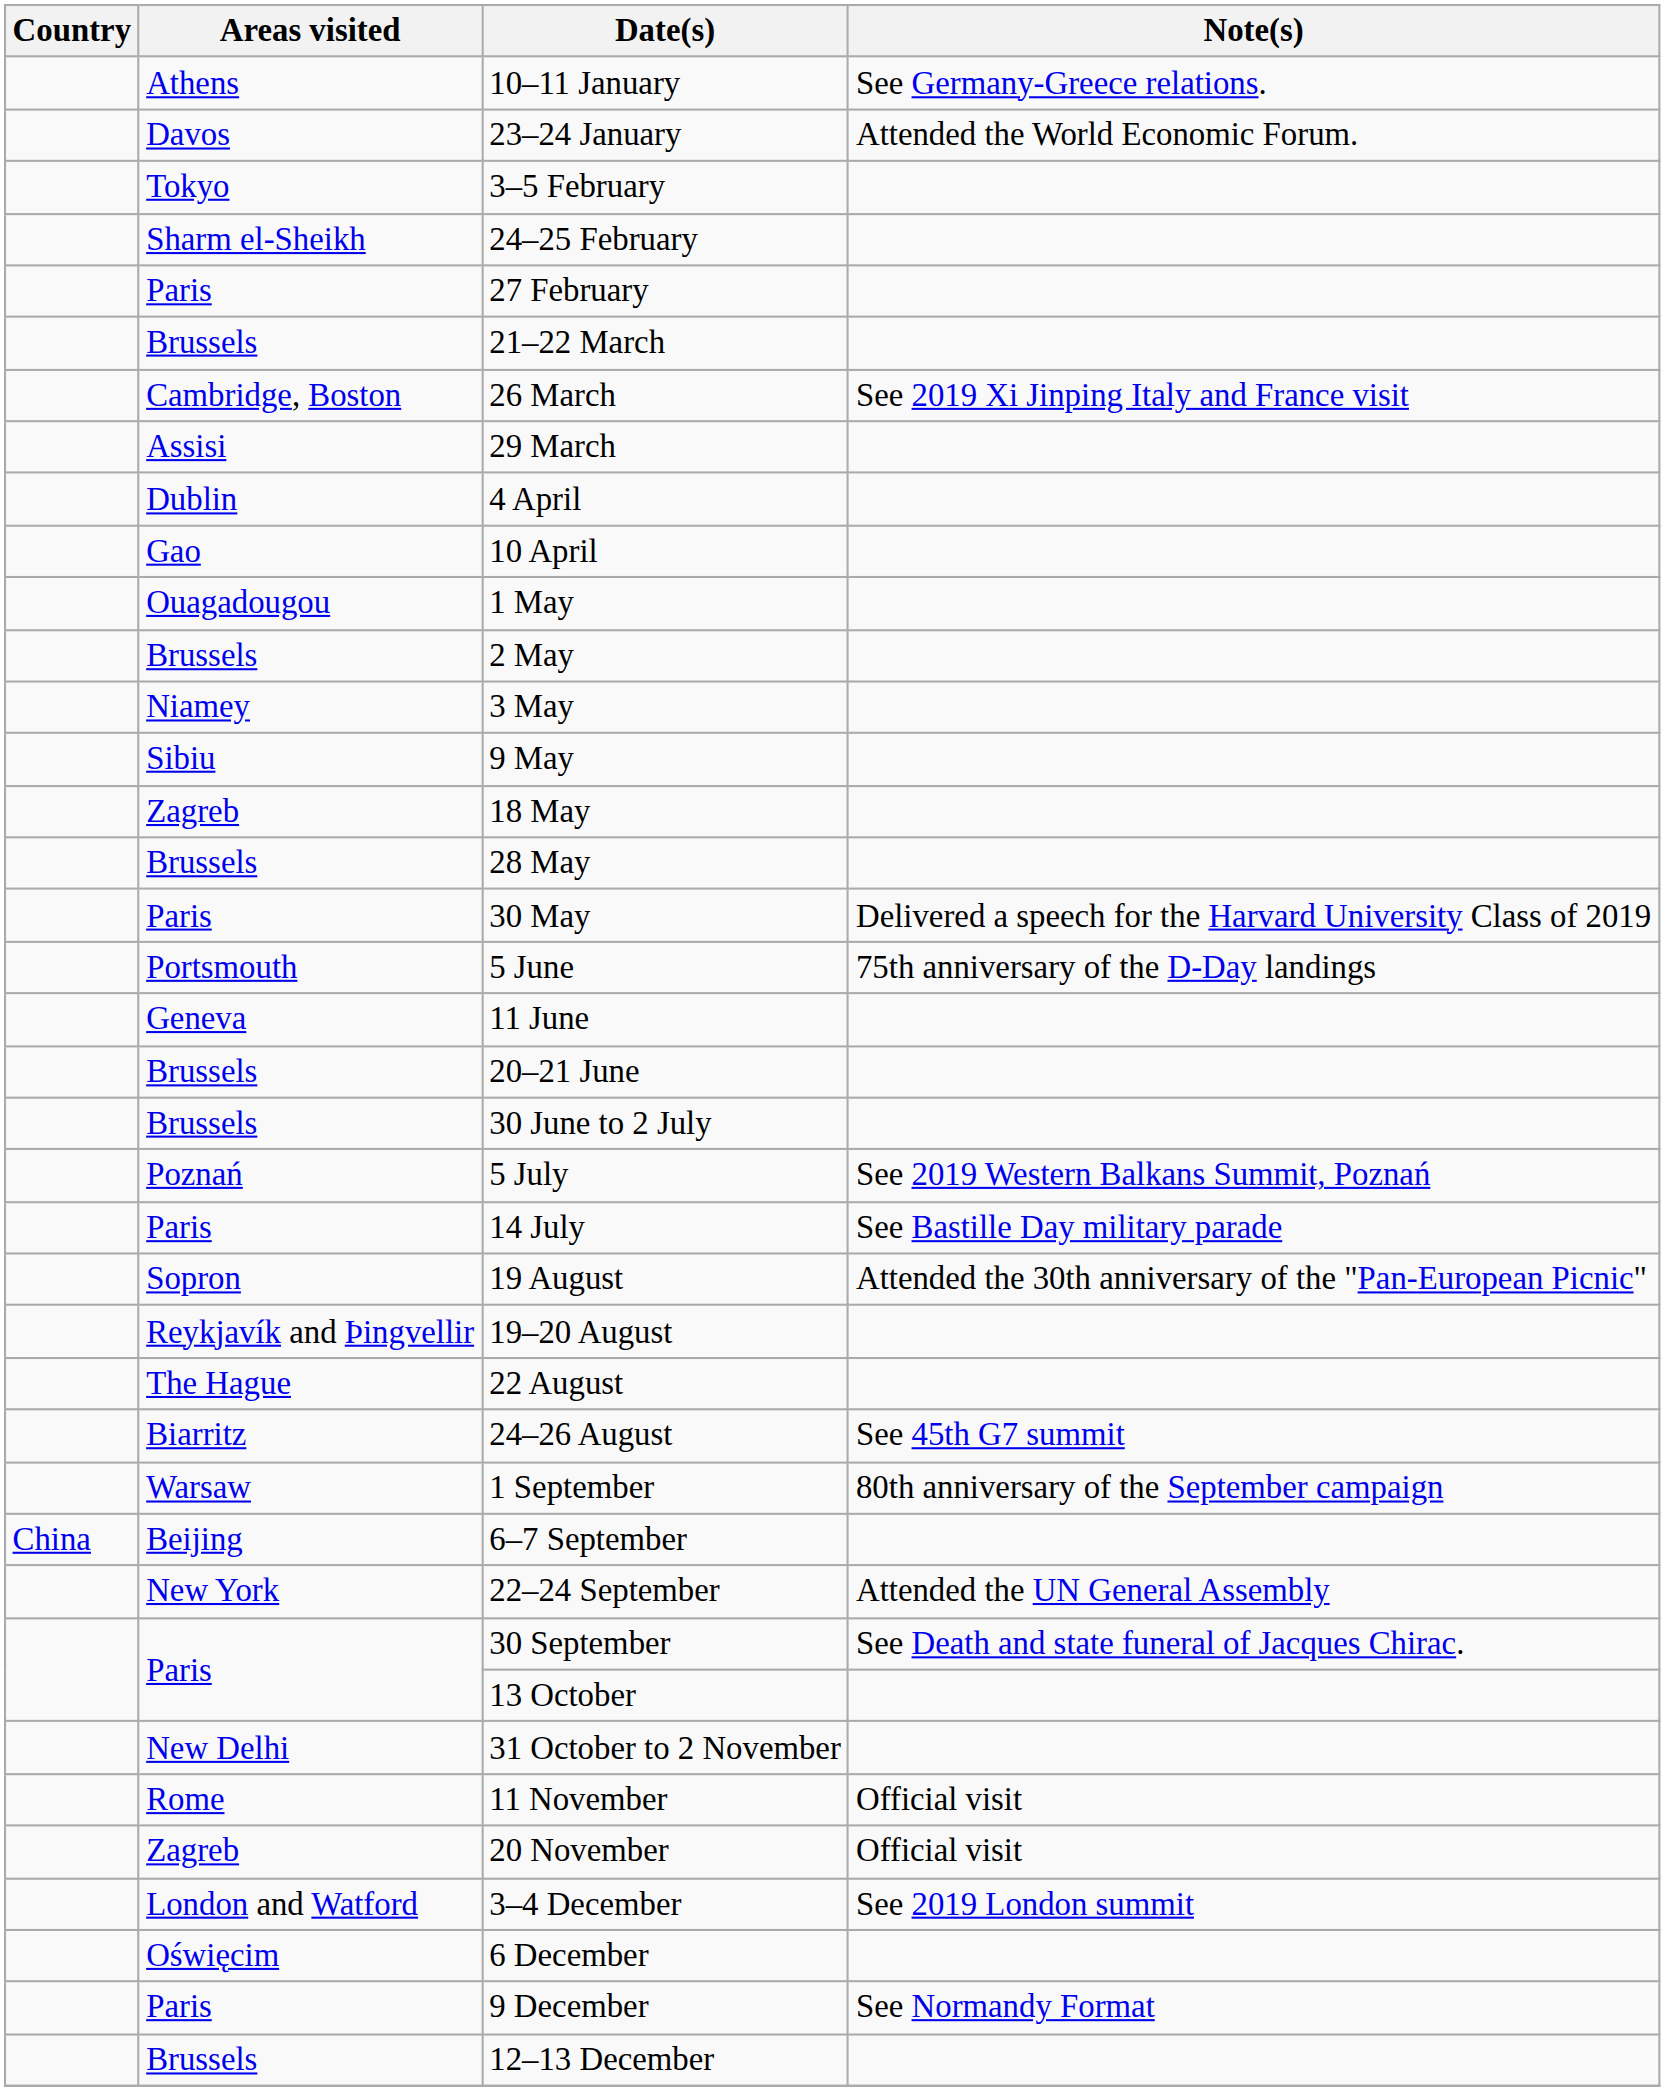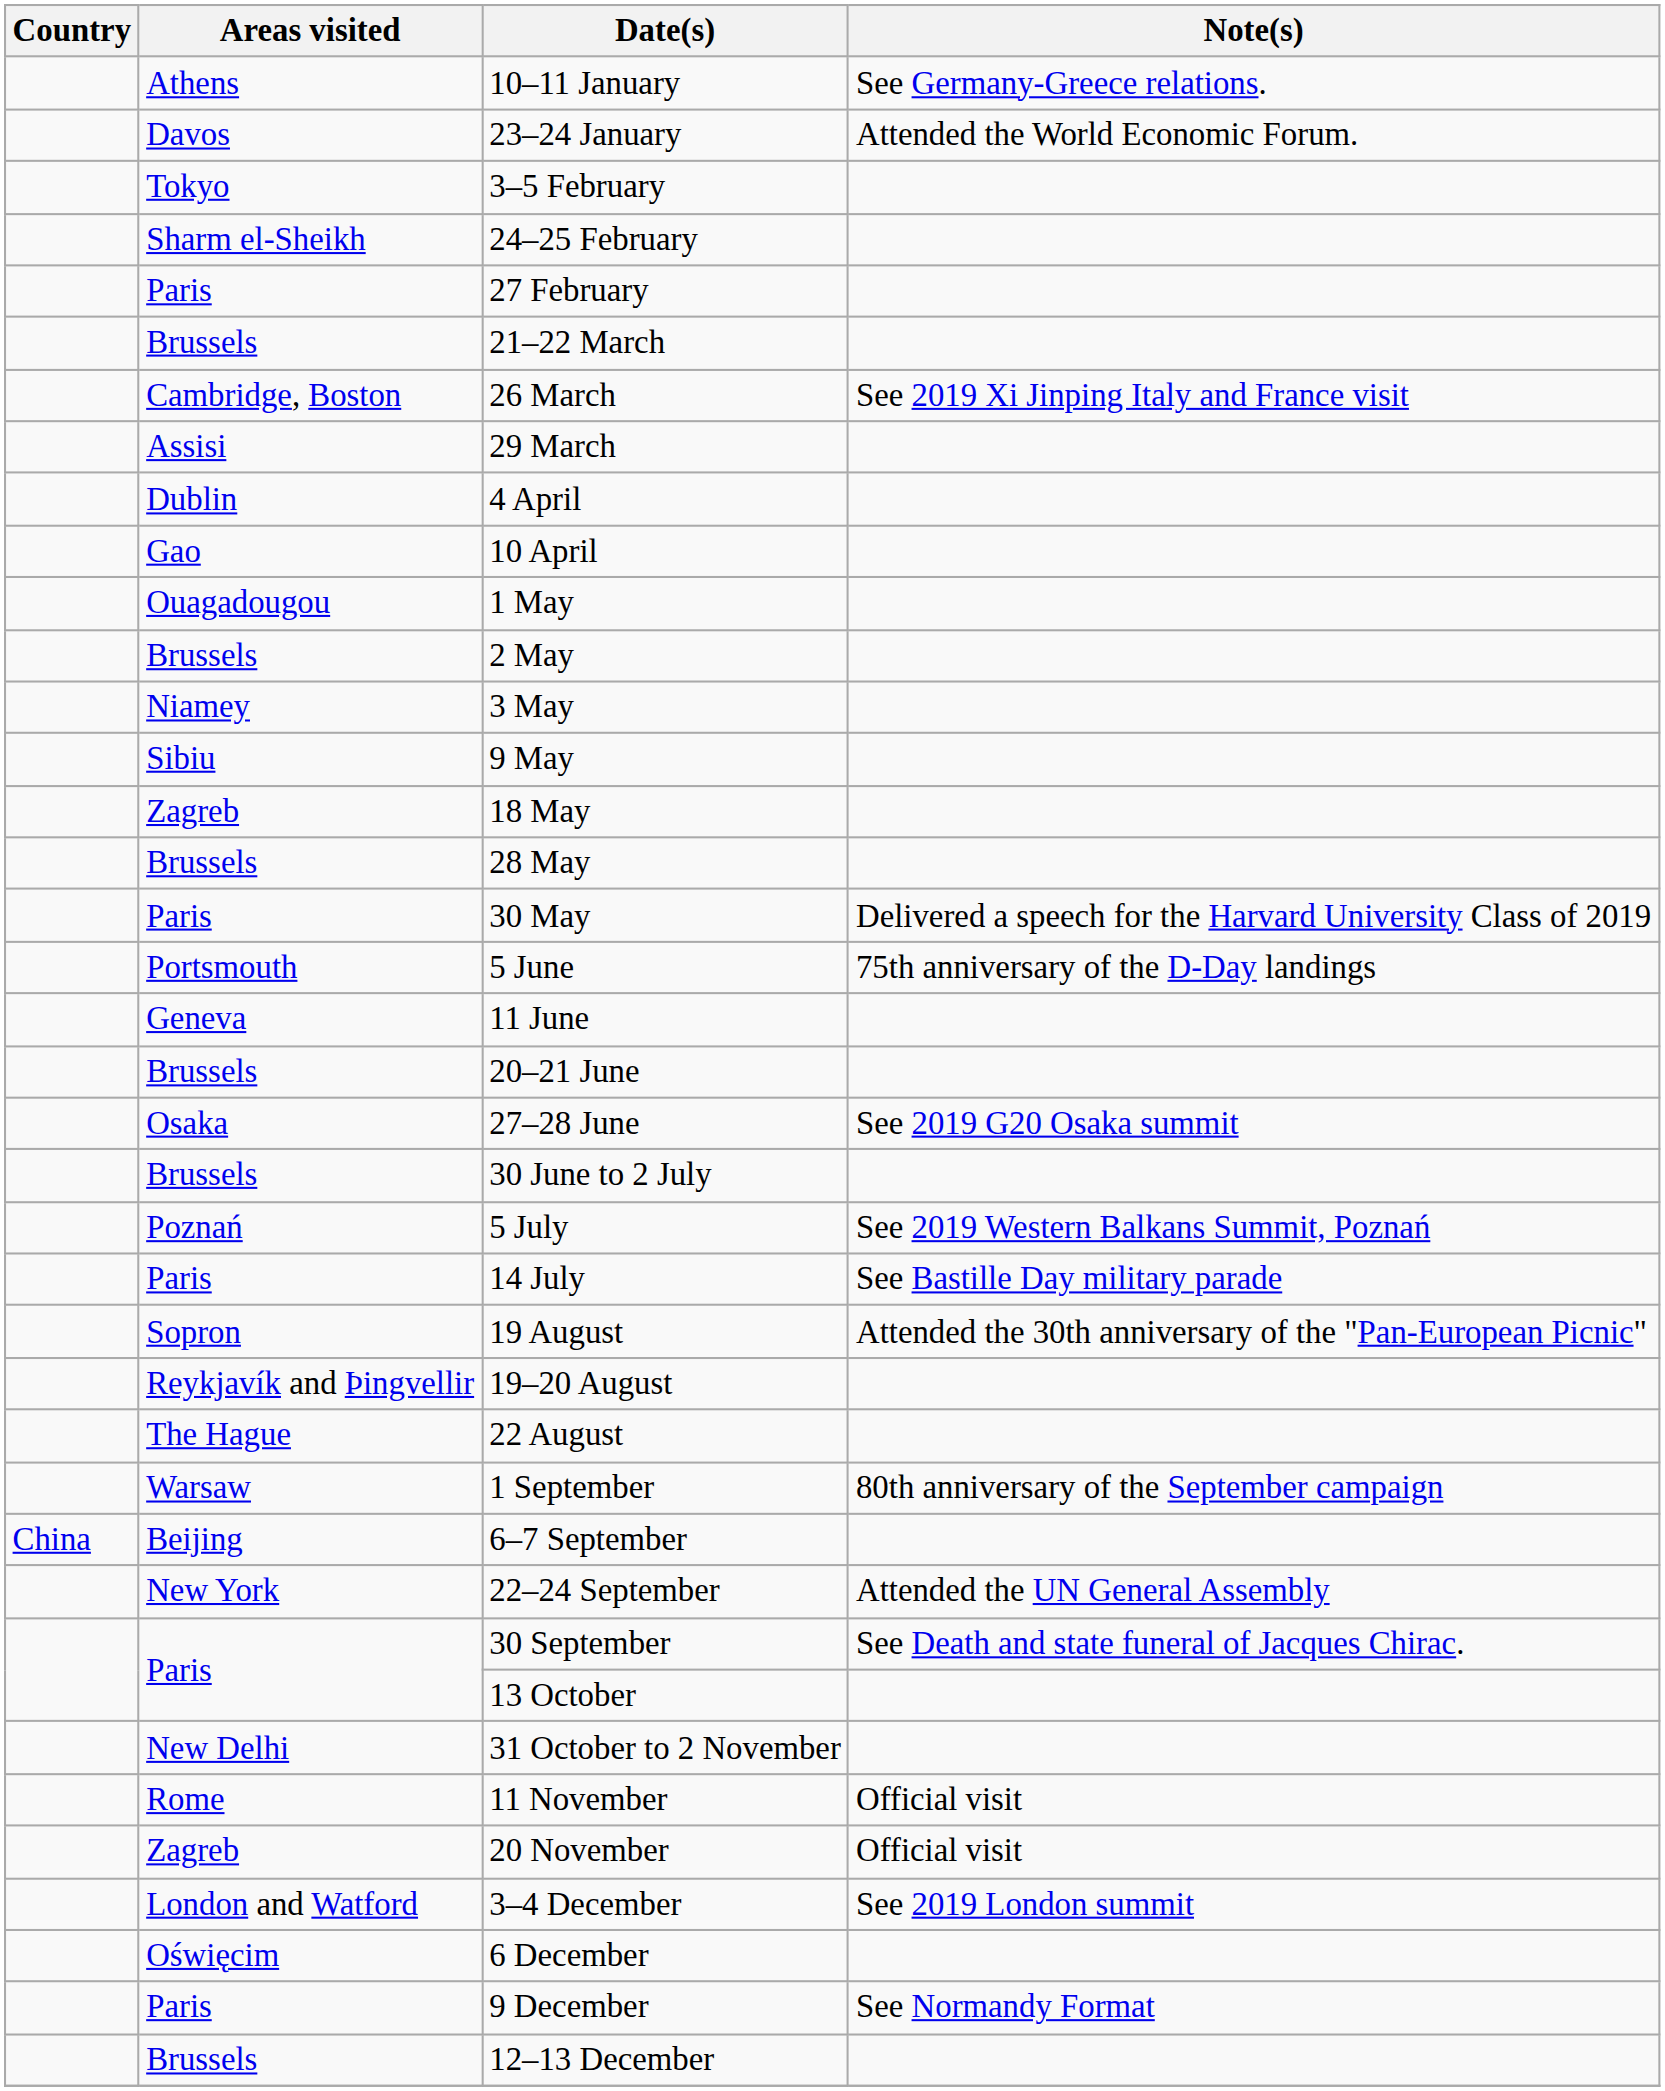+ row: (564, 1122)
- row: (581, 1435)
